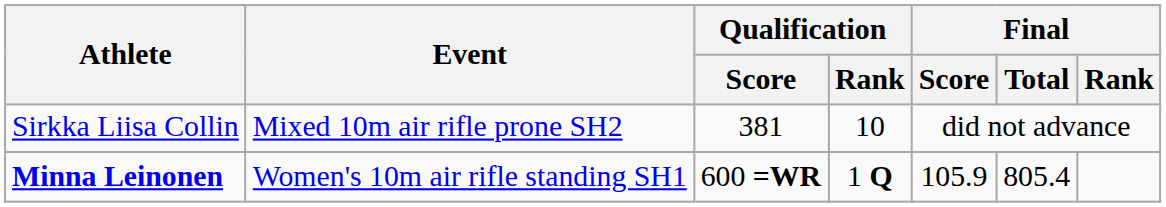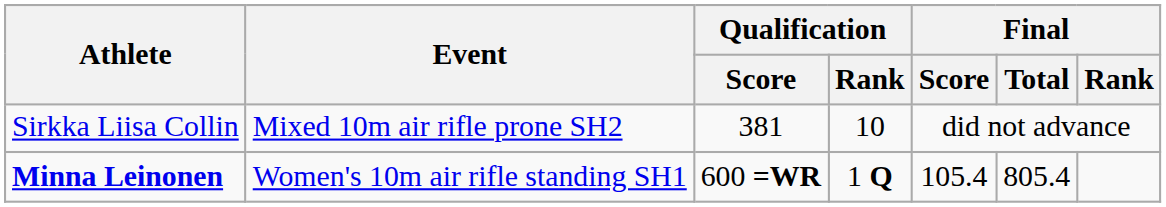(954, 176) 105.9 -> (954, 176) 105.4
